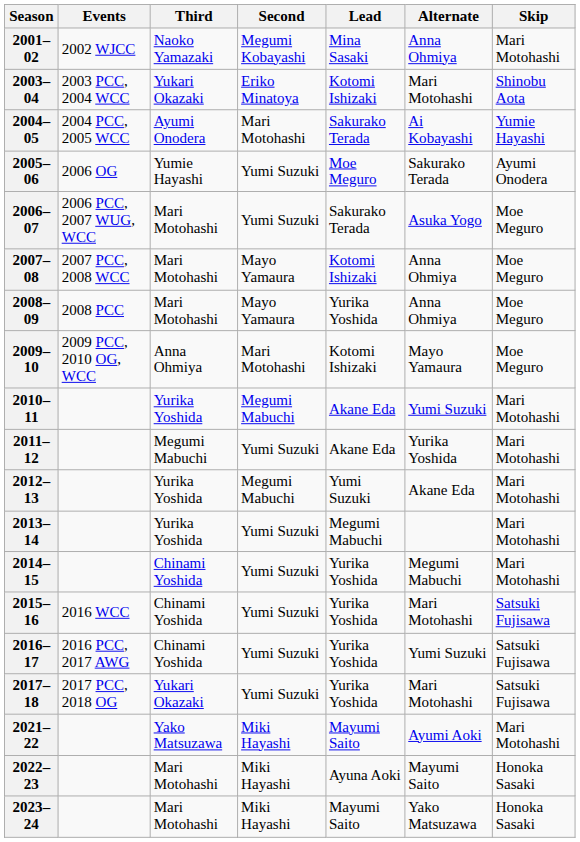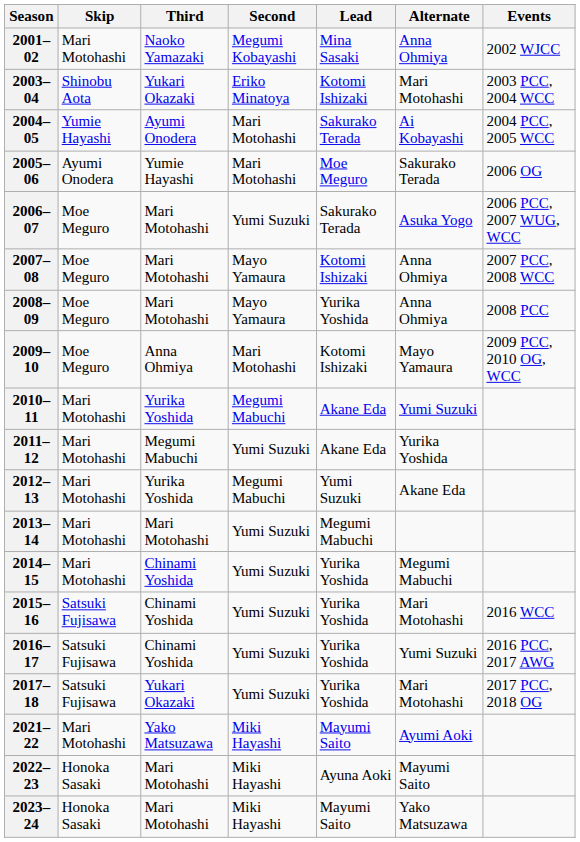columns swapped: (534, 16) <-> (104, 16)
(280, 171) Yumi Suzuki -> (264, 171) Mari Motohashi
(178, 531) Yurika Yoshida -> (177, 531) Mari Motohashi
